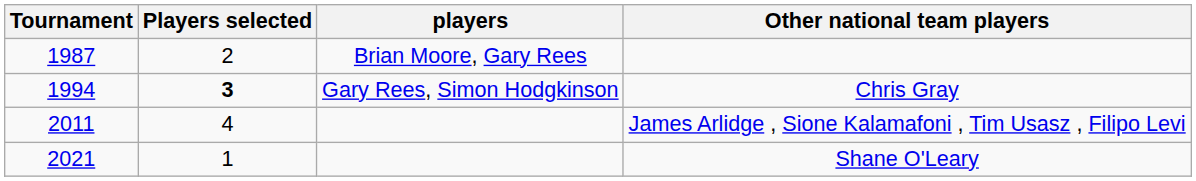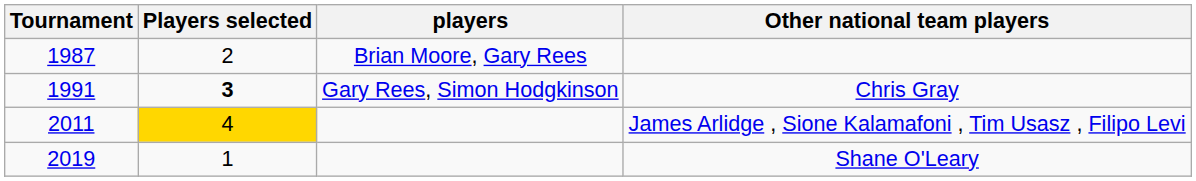(71, 90) 1994 -> (71, 90) 1991
(227, 124) no background -> (227, 124) gold background
(71, 158) 2021 -> (71, 158) 2019
